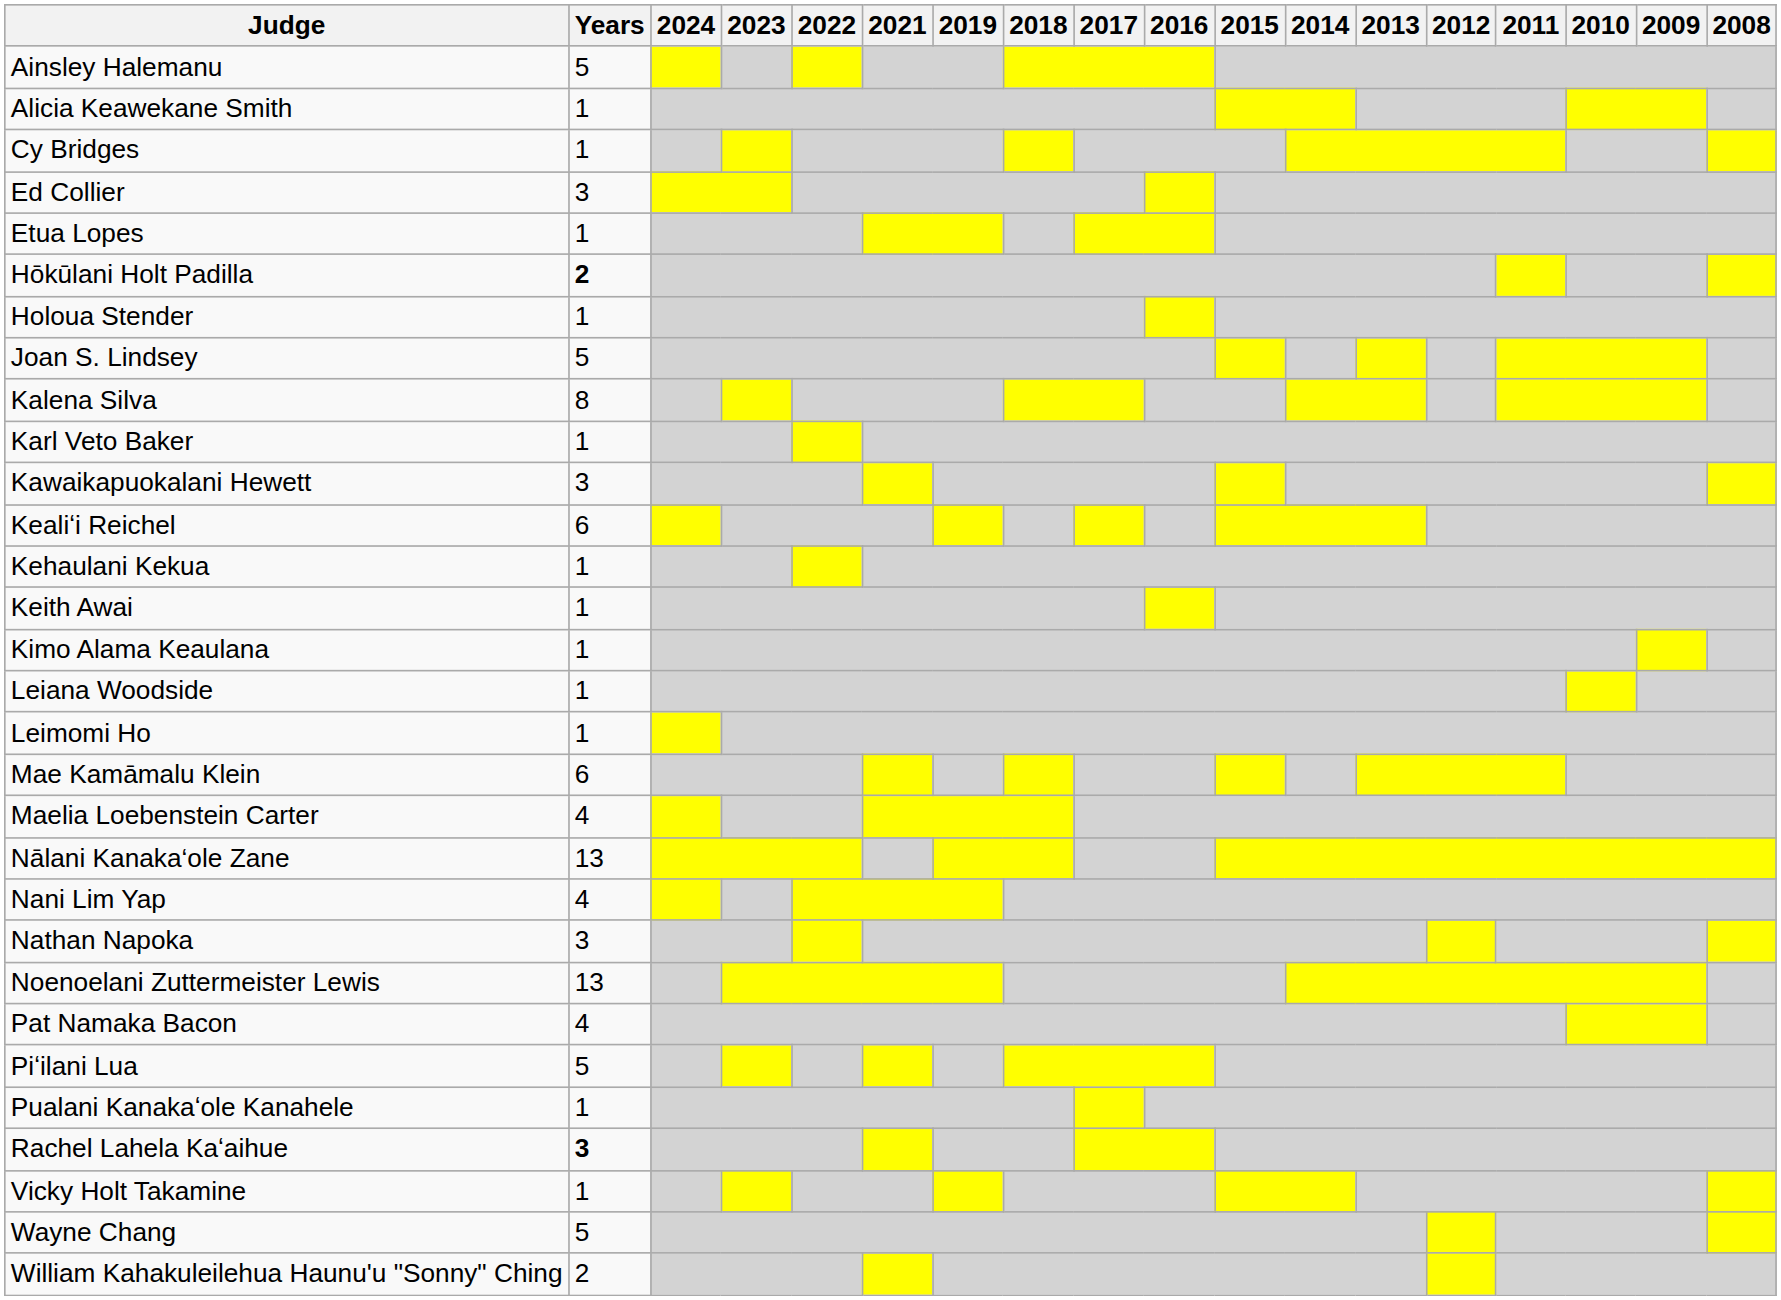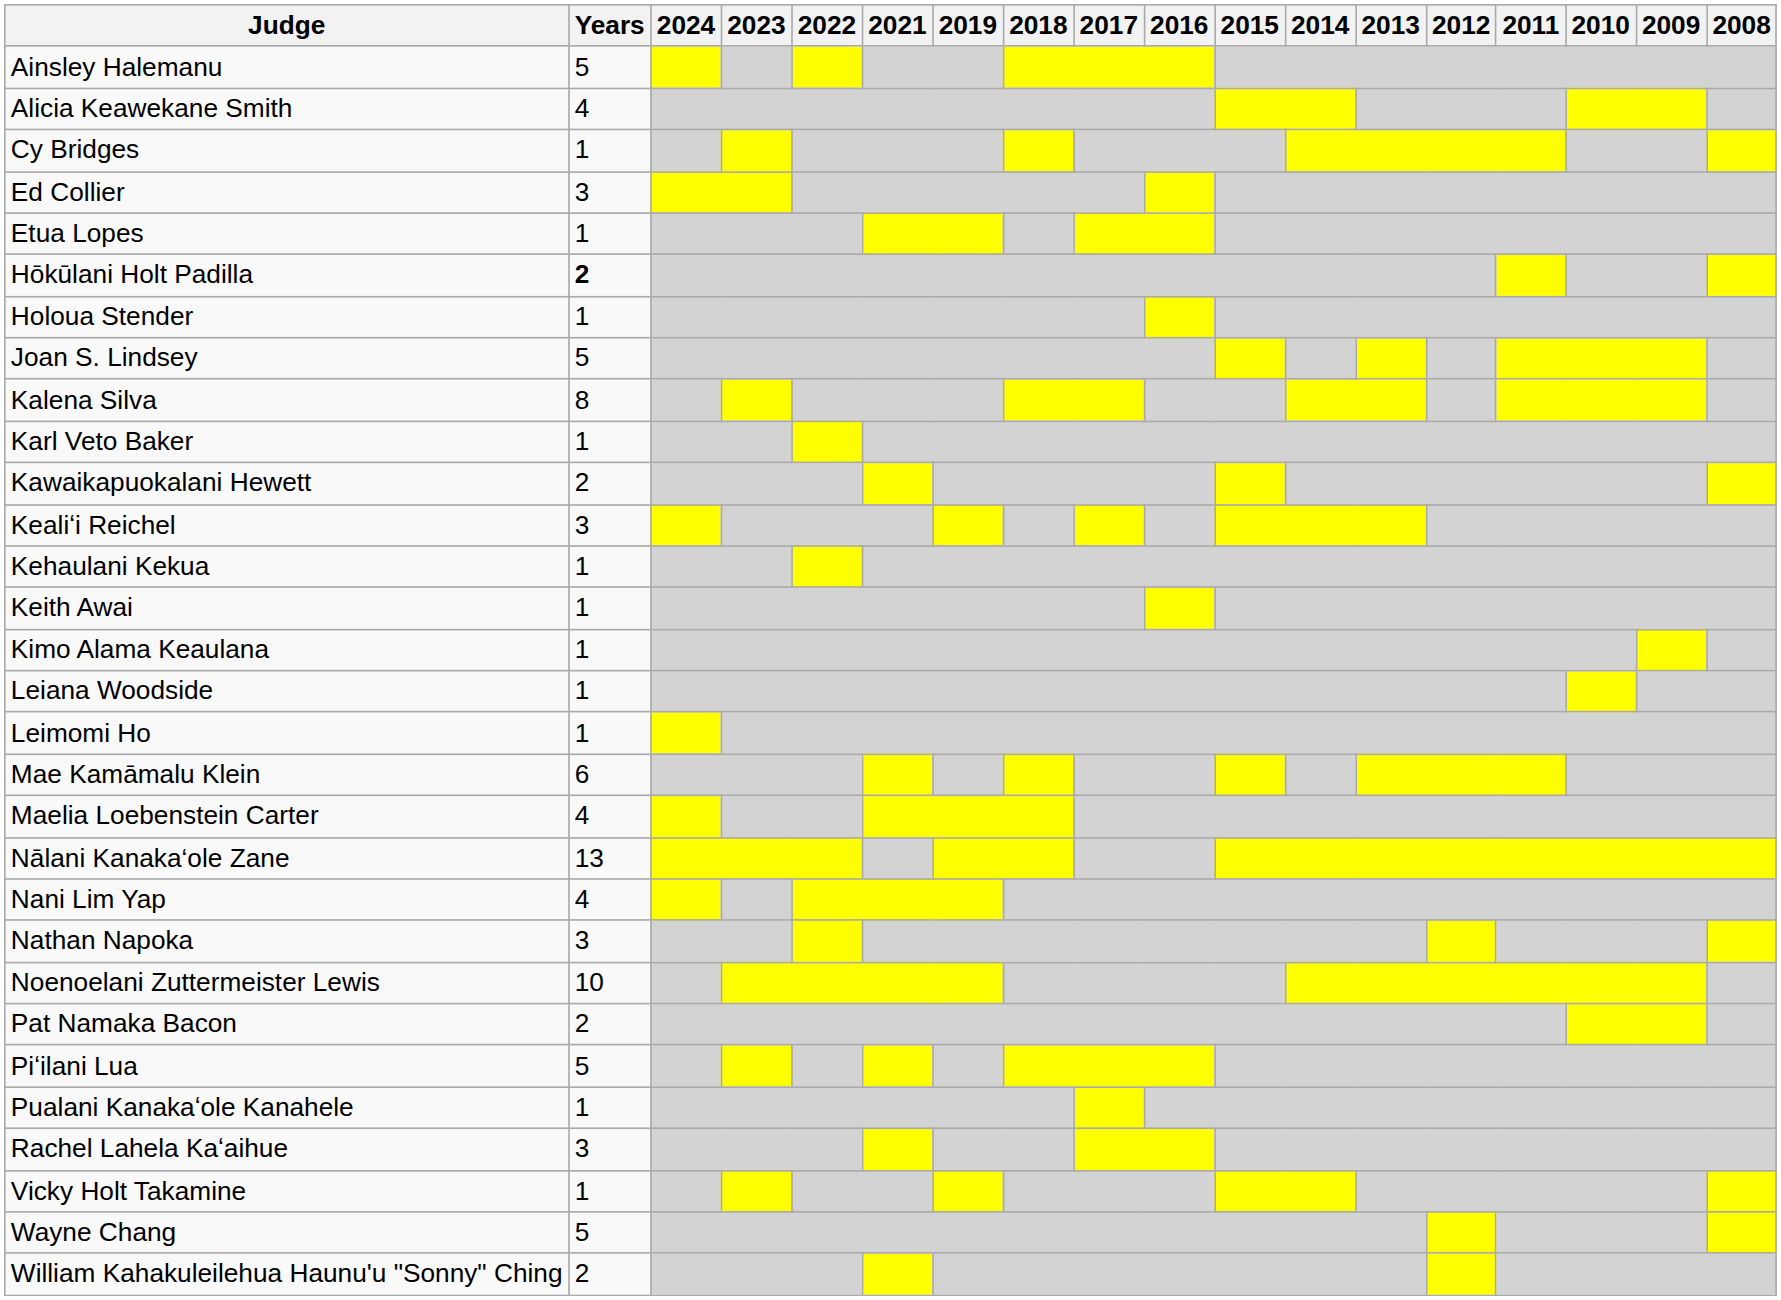(582, 108) 1 -> (582, 108) 4
(582, 483) 3 -> (582, 483) 2
(582, 524) 6 -> (582, 524) 3
(589, 982) 13 -> (589, 982) 10
(582, 1024) 4 -> (582, 1024) 2
(582, 1148) bold -> (582, 1148) normal
